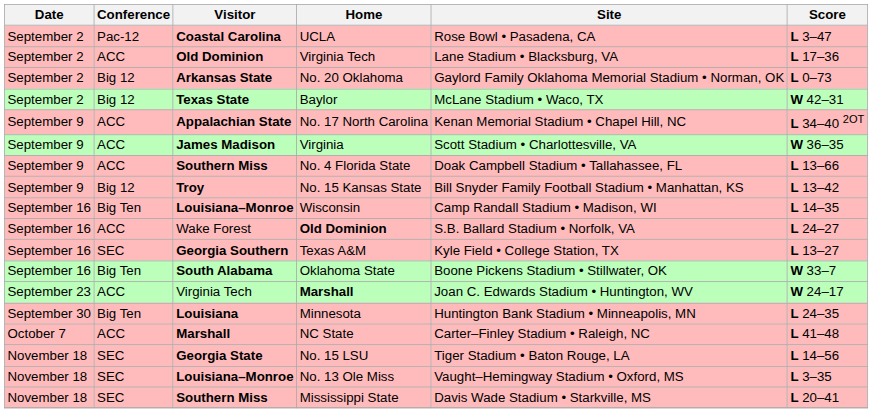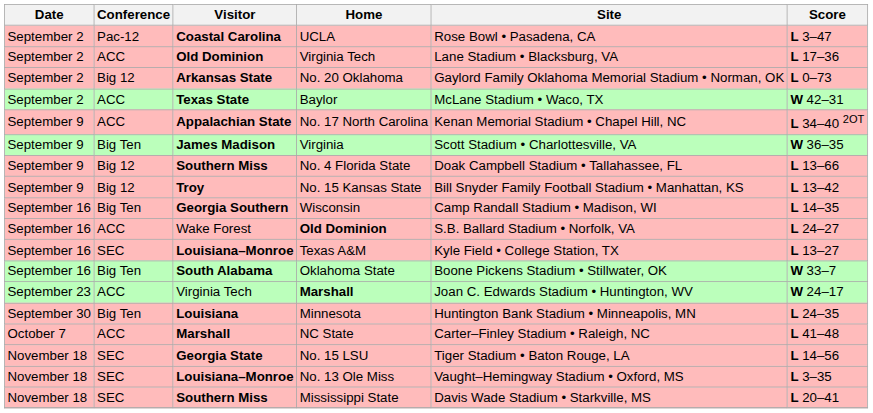(116, 99) Big 12 -> (111, 99) ACC
(111, 144) ACC -> (119, 144) Big Ten
(111, 166) ACC -> (116, 166) Big 12
(235, 208) Louisiana–Monroe -> (232, 208) Georgia Southern
(232, 250) Georgia Southern -> (235, 250) Louisiana–Monroe
